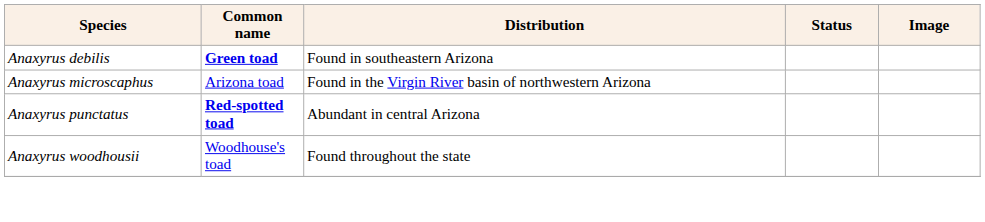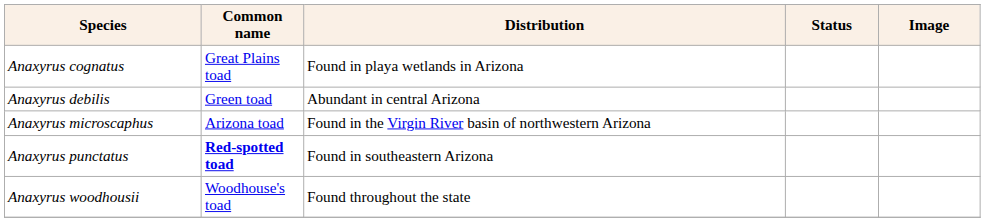+ row: (66, 66)
(241, 57) bold -> (239, 98) normal
(400, 57) Found in southeastern Arizona -> (393, 98) Abundant in central Arizona
(393, 114) Abundant in central Arizona -> (400, 155) Found in southeastern Arizona
